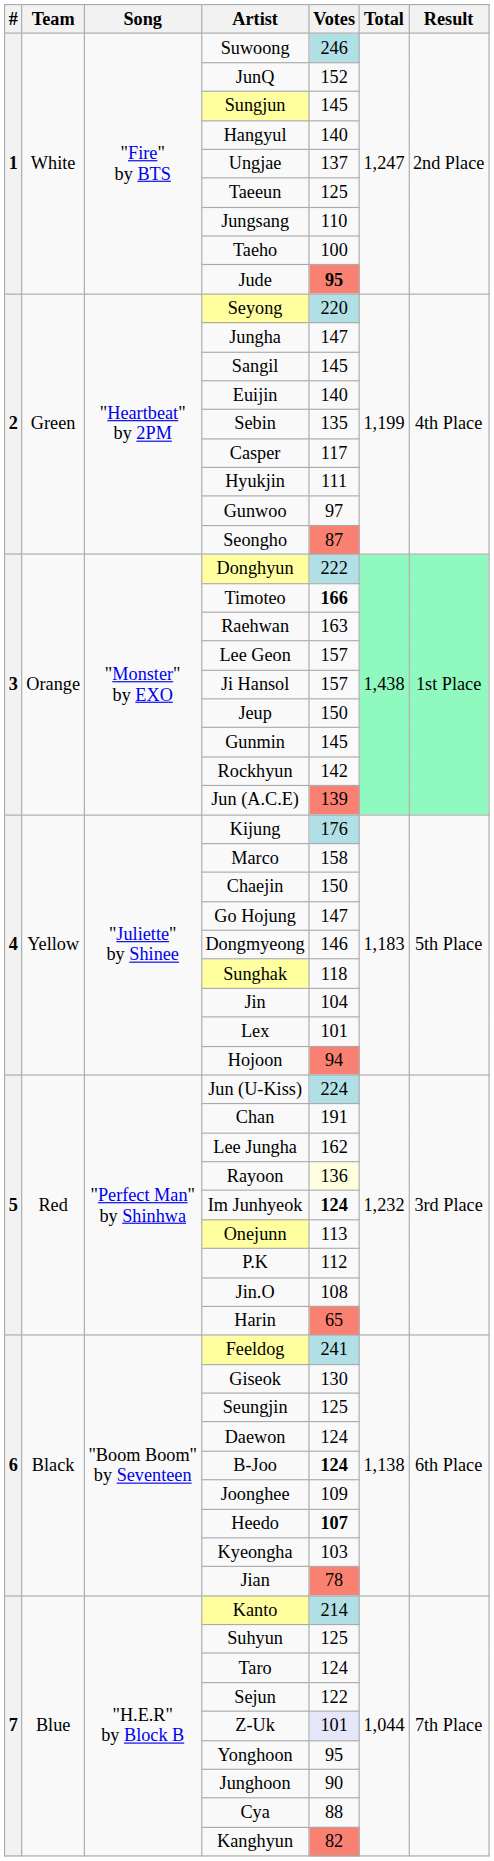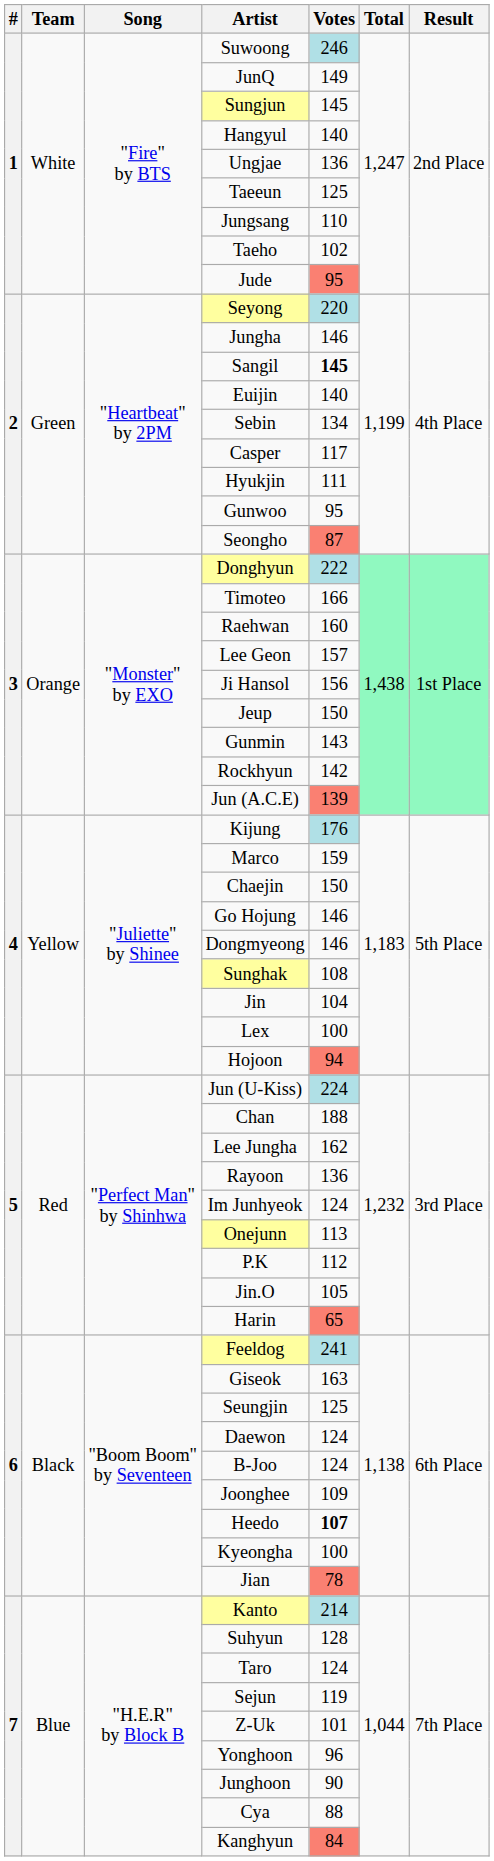(334, 76) 152 -> (334, 76) 149
(334, 163) 137 -> (334, 163) 136
(334, 250) 100 -> (334, 250) 102
(334, 279) bold -> (334, 279) normal
(334, 337) 147 -> (334, 337) 146
(334, 366) normal -> (334, 366) bold
(334, 423) 135 -> (334, 423) 134
(334, 510) 97 -> (334, 510) 95
(334, 597) bold -> (334, 597) normal
(334, 626) 163 -> (334, 626) 160
(334, 684) 157 -> (334, 684) 156
(334, 742) 145 -> (334, 742) 143
(334, 857) 158 -> (334, 857) 159
(334, 915) 147 -> (334, 915) 146
(334, 973) 118 -> (334, 973) 108
(334, 1031) 101 -> (334, 1031) 100
(334, 1118) 191 -> (334, 1118) 188
(334, 1176) lightyellow background -> (334, 1176) no background
(334, 1204) bold -> (334, 1204) normal
(334, 1291) 108 -> (334, 1291) 105
(334, 1378) 130 -> (334, 1378) 163
(334, 1465) bold -> (334, 1465) normal
(334, 1552) 103 -> (334, 1552) 100
(334, 1638) 125 -> (334, 1638) 128
(334, 1696) 122 -> (334, 1696) 119
(334, 1725) lavender background -> (334, 1725) no background
(334, 1754) 95 -> (334, 1754) 96
(334, 1841) 82 -> (334, 1841) 84
